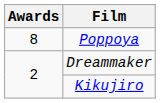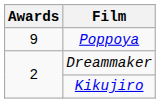(34, 40) 8 -> (34, 40) 9
